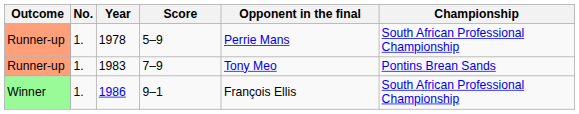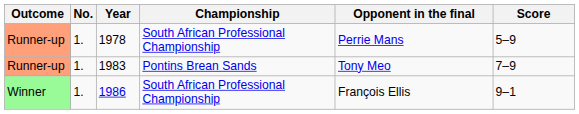columns swapped: (477, 14) <-> (180, 14)
